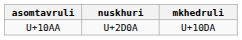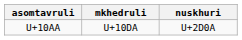columns swapped: (121, 12) <-> (198, 12)
